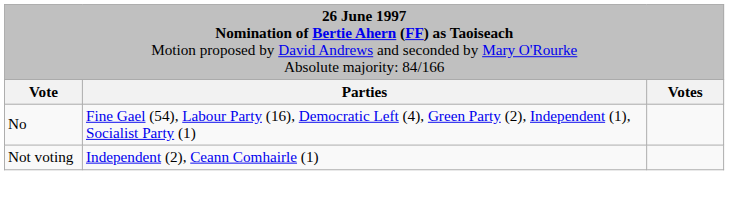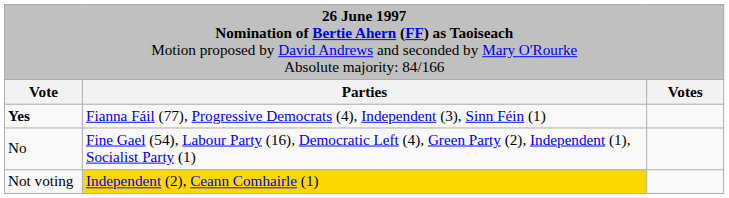+ row: (19, 116)
(202, 157) no background -> (202, 181) gold background
